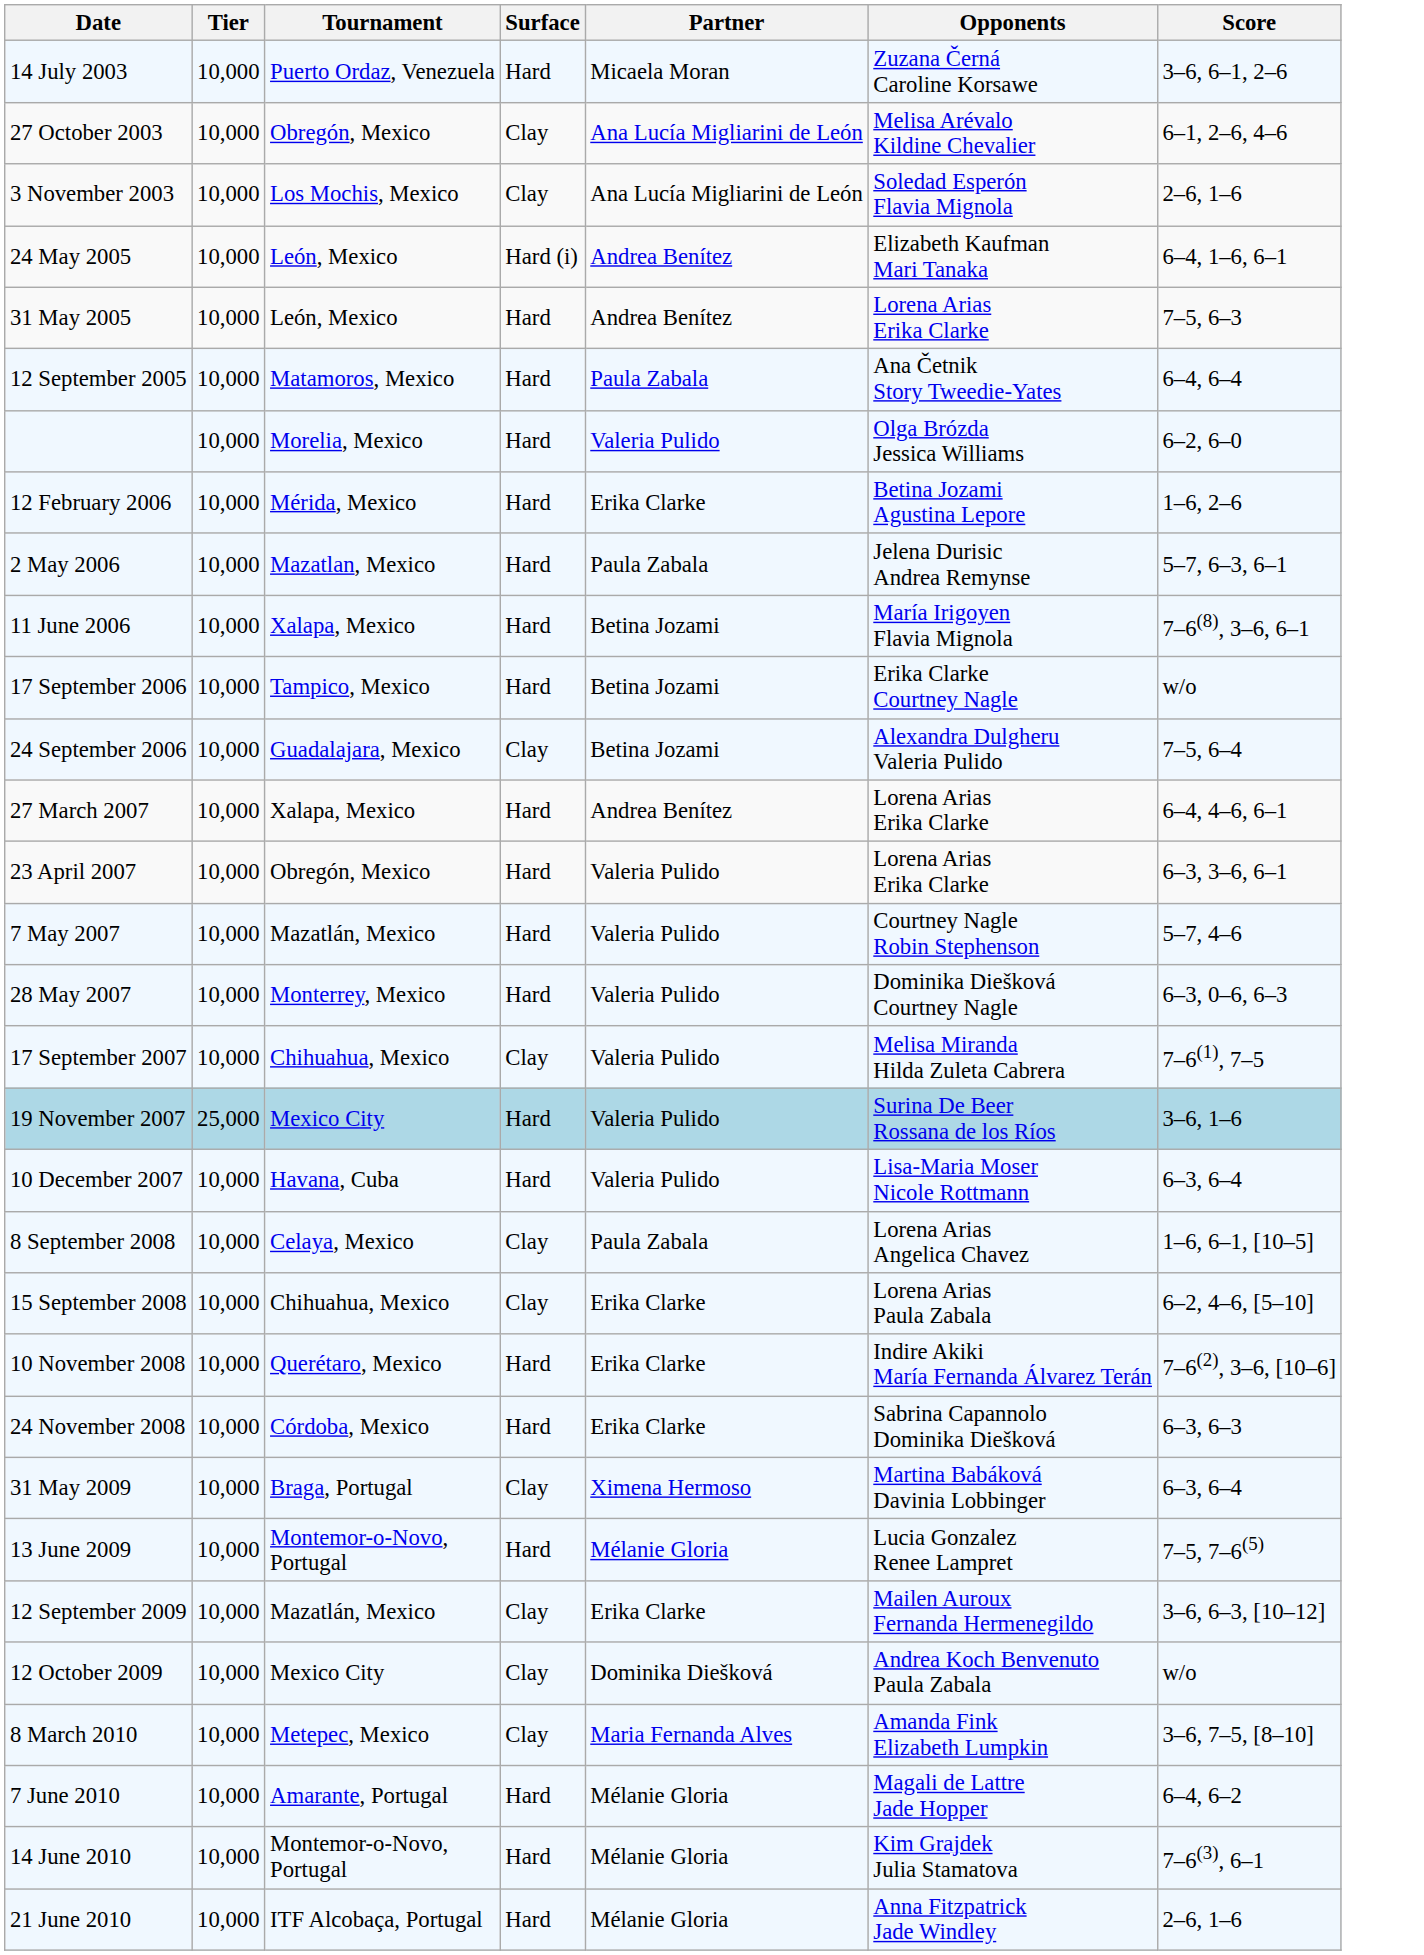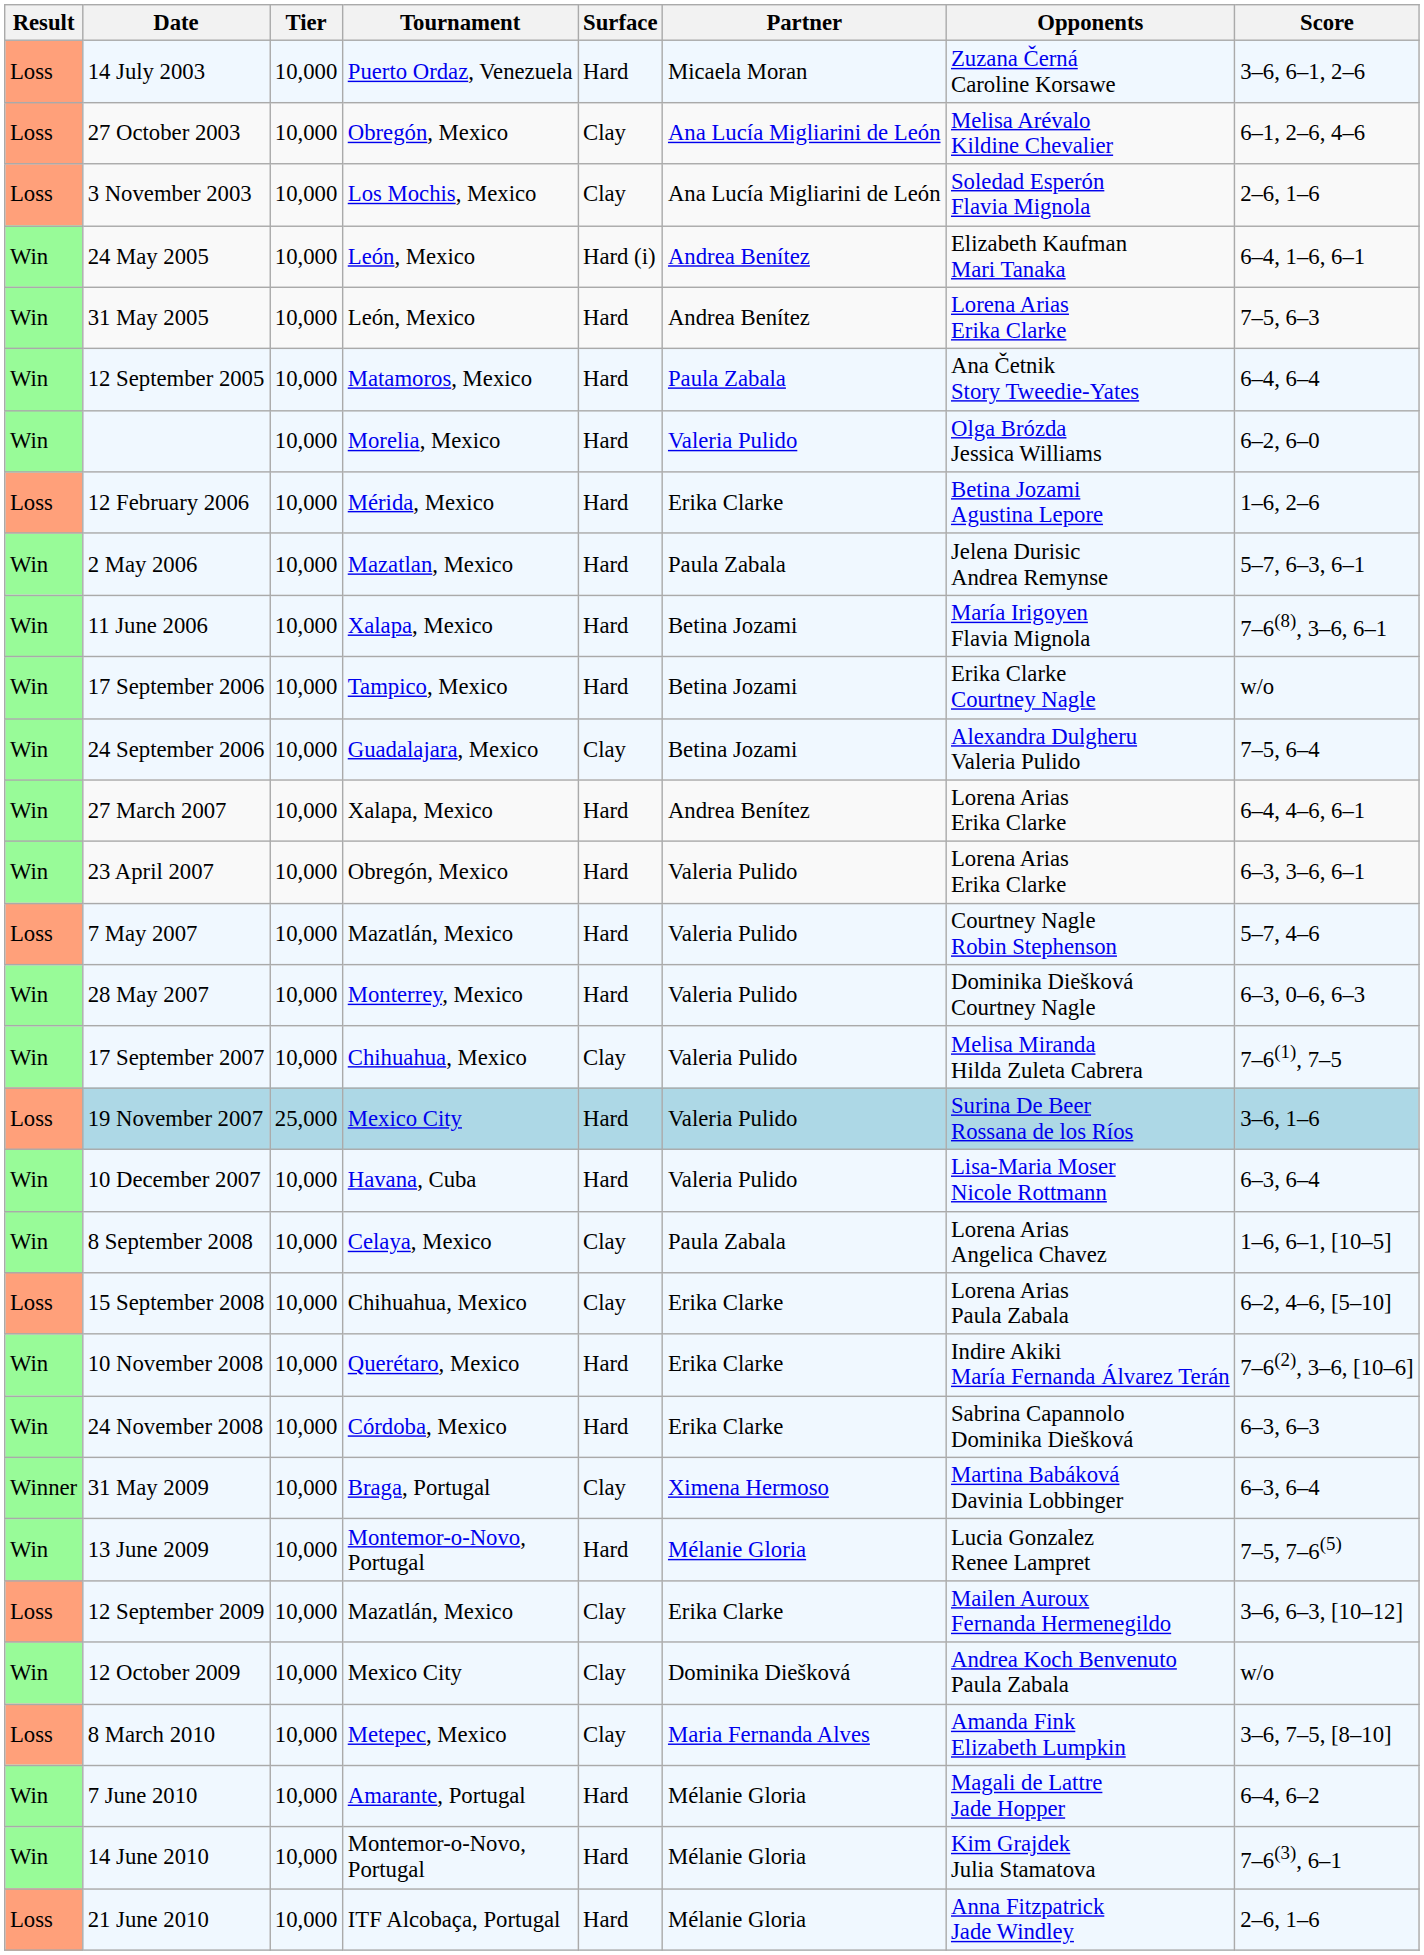+ column: (44, 22)
